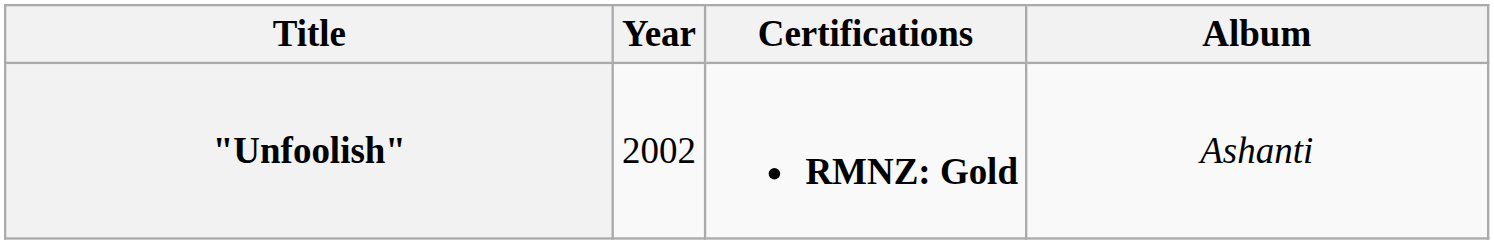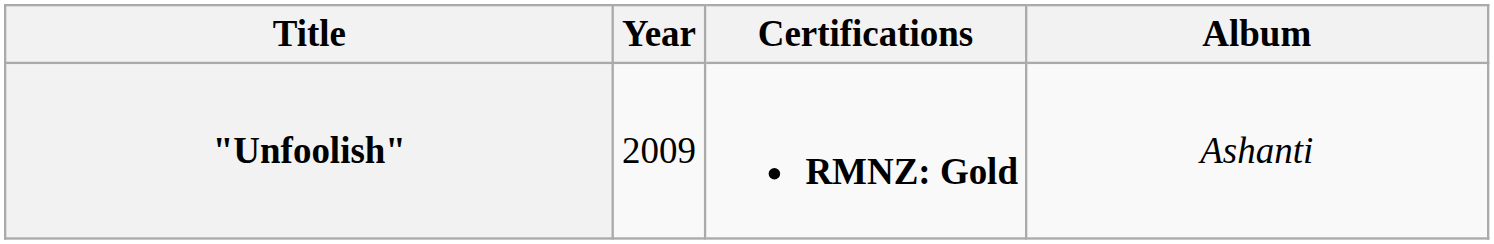(659, 150) 2002 -> (659, 150) 2009
